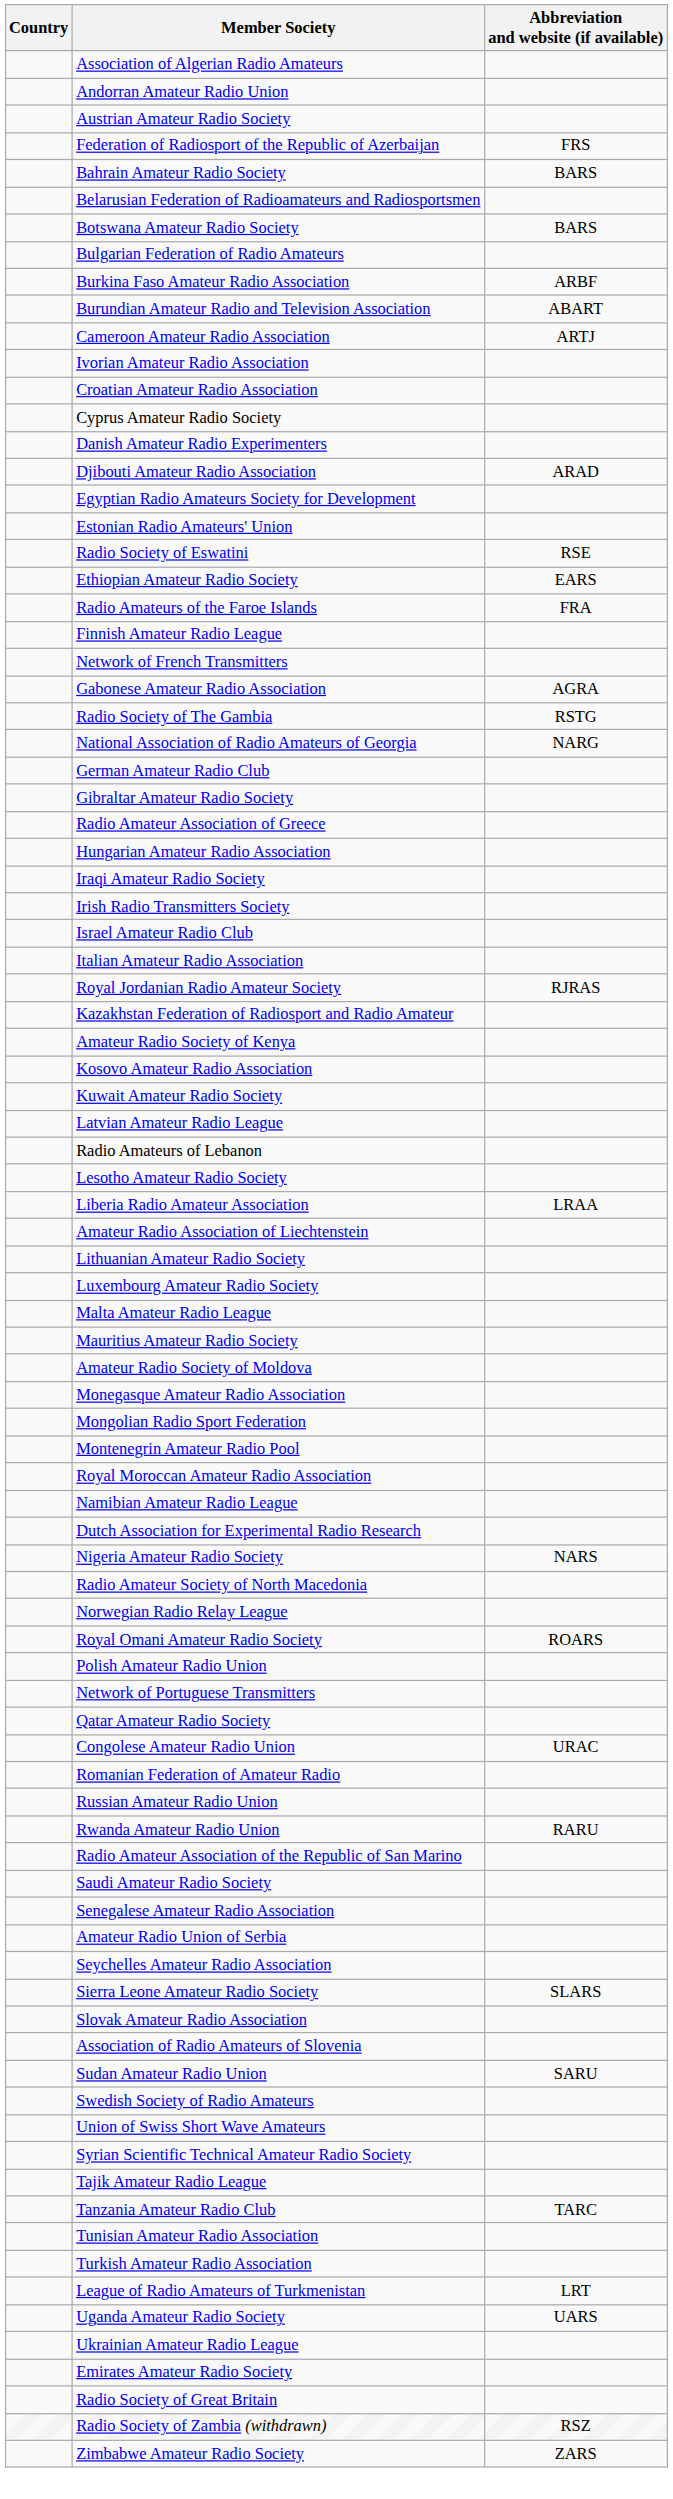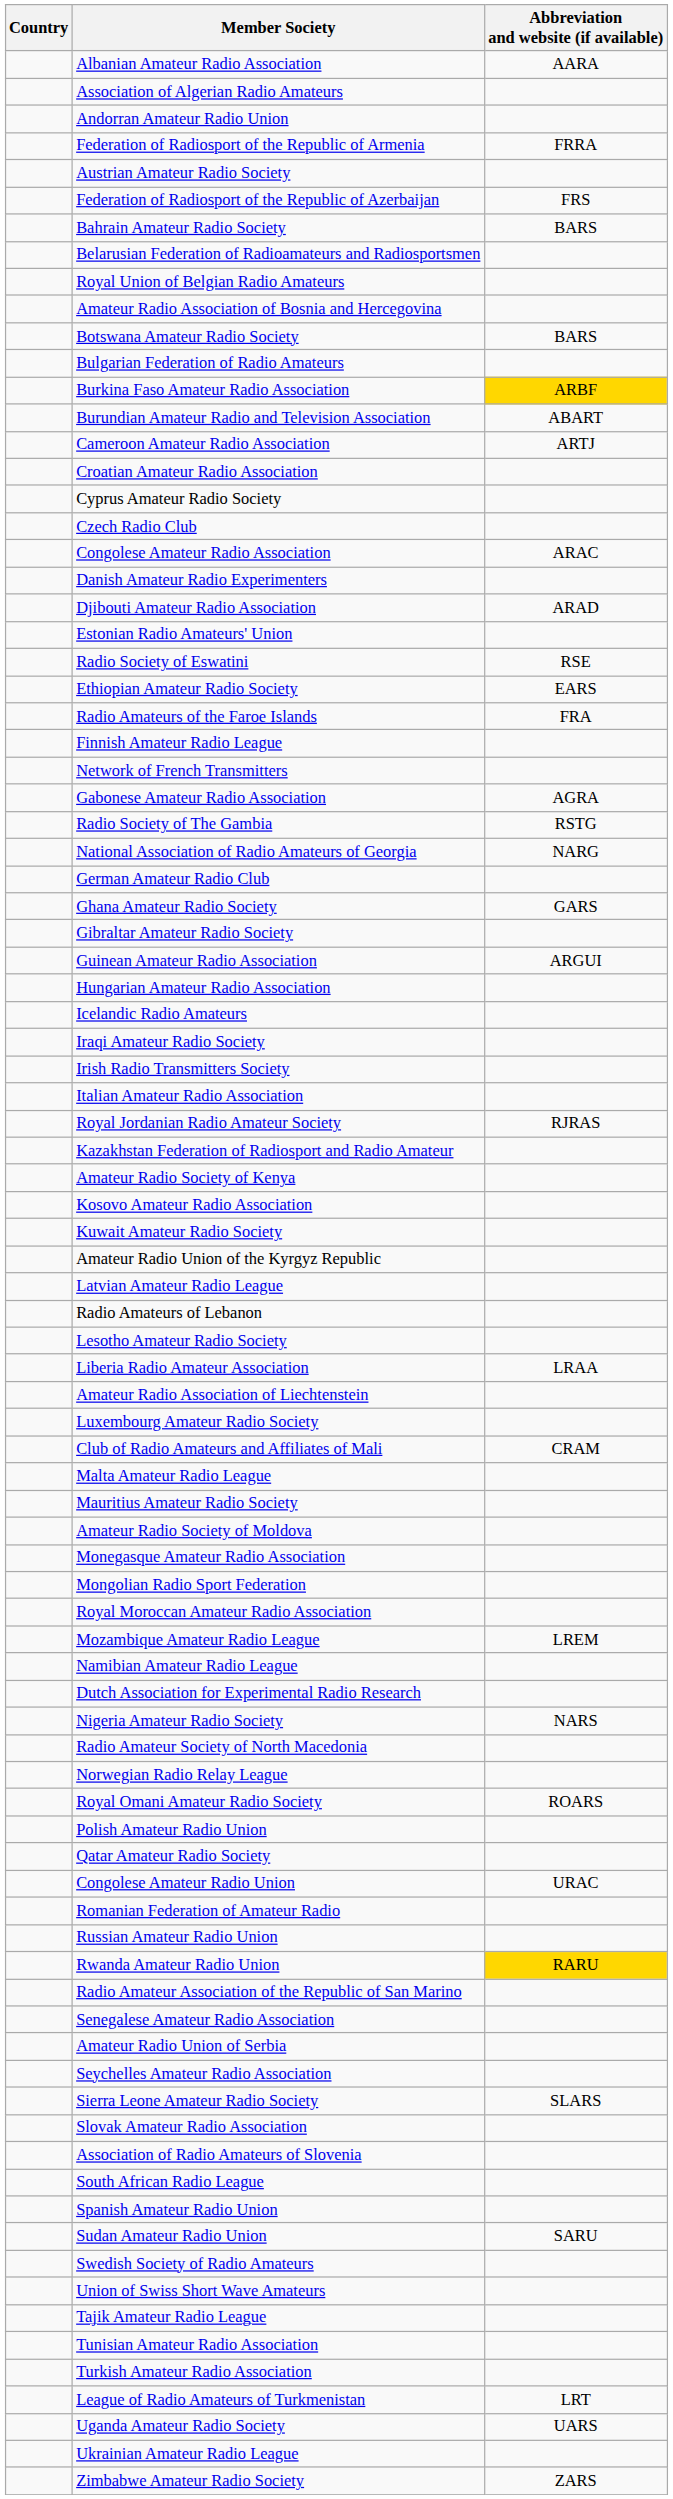+ row: (199, 64)
+ row: (250, 145)
+ row: (210, 281)
+ row: (259, 308)
(576, 281) no background -> (576, 389) gold background
- row: (192, 362)
+ row: (136, 525)
+ row: (203, 552)
- row: (246, 498)
+ row: (176, 905)
- row: (201, 824)
+ row: (197, 960)
+ row: (162, 1014)
- row: (165, 932)
+ row: (229, 1258)
- row: (191, 1258)
+ row: (229, 1448)
- row: (188, 1448)
+ row: (198, 1638)
- row: (196, 1693)
(576, 1828) no background -> (576, 1964) gold background
- row: (174, 1883)
+ row: (170, 2181)
+ row: (177, 2208)
- row: (244, 2154)
- row: (176, 2208)
- row: (184, 2371)
- row: (177, 2399)
- row: (201, 2426)
